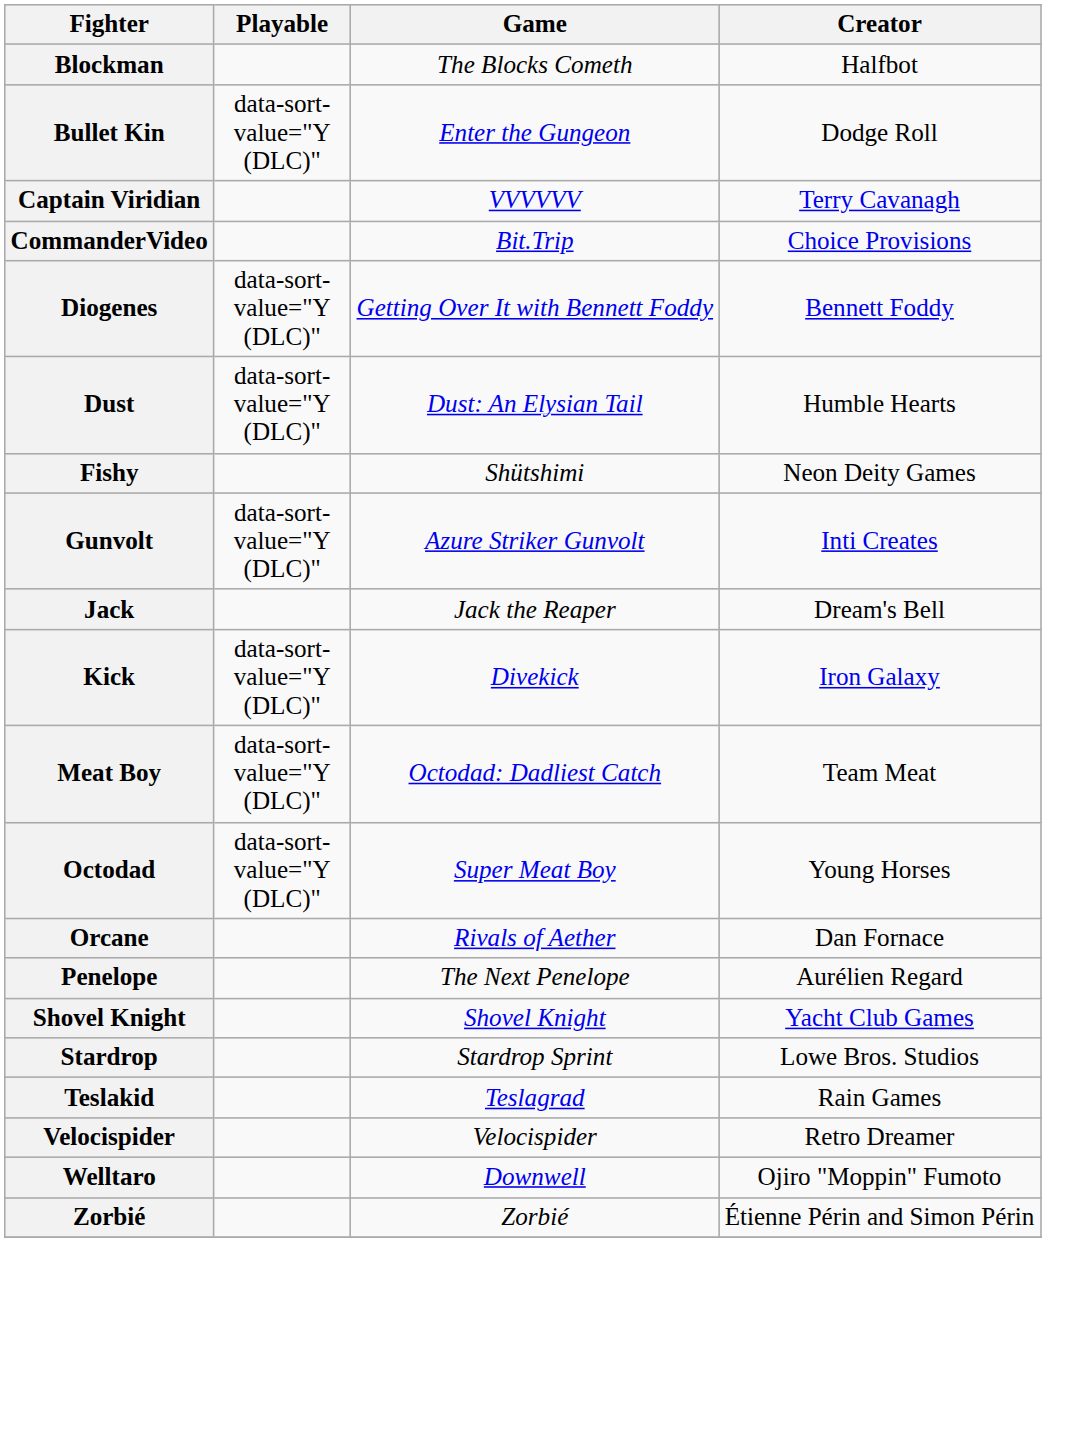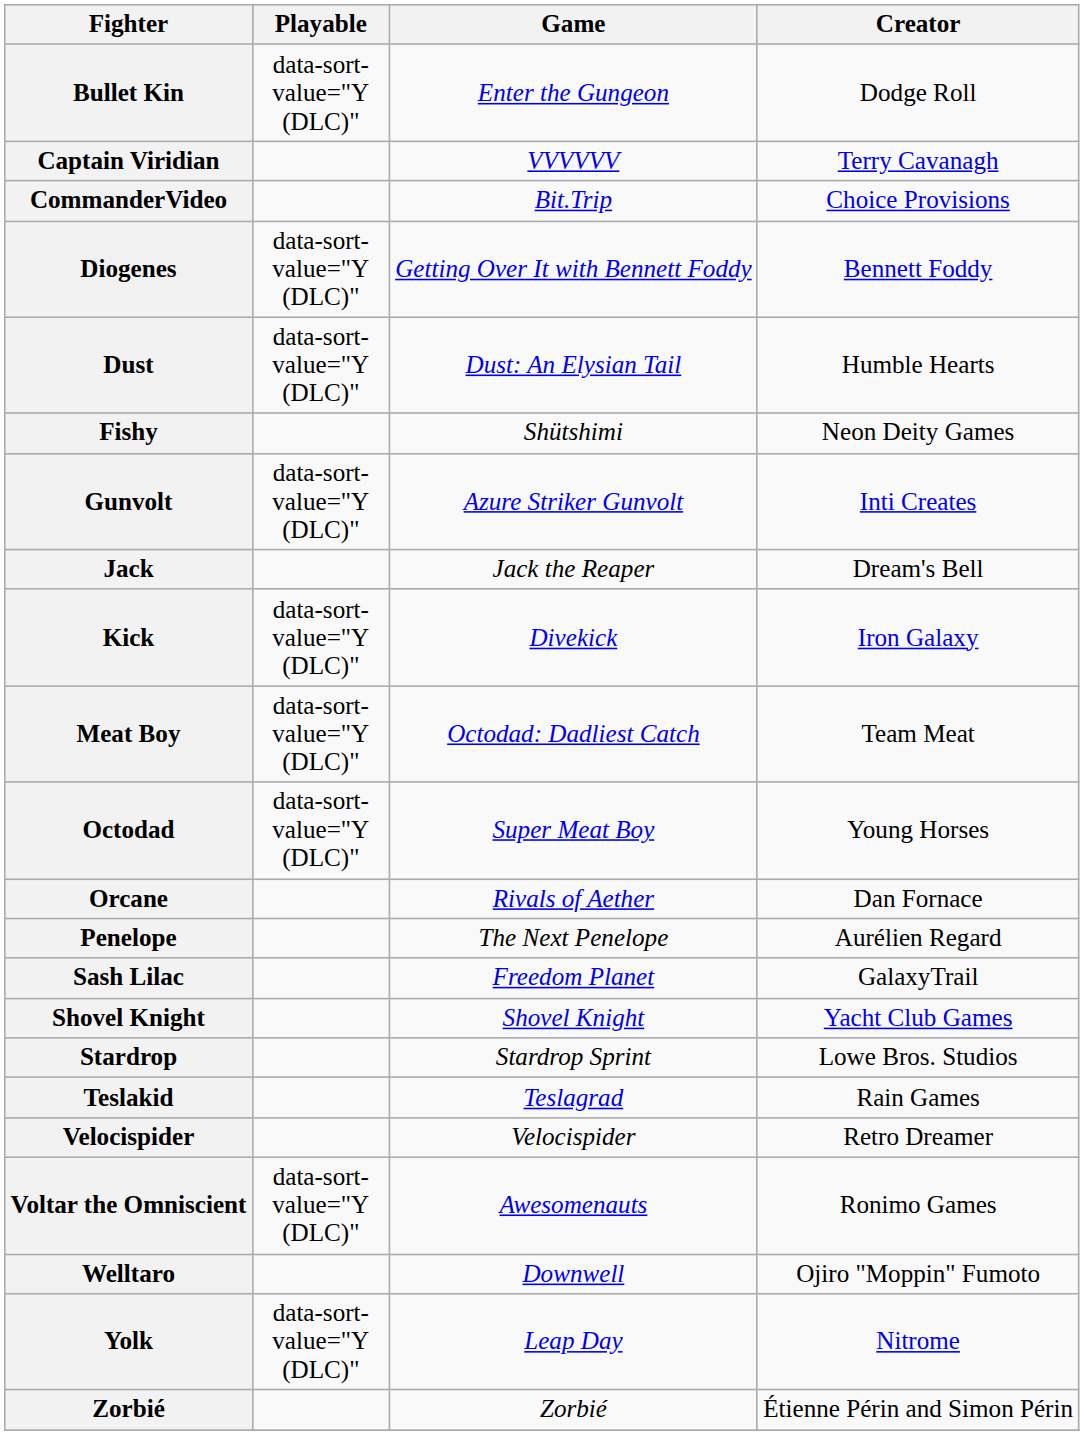- row: (109, 64)
+ row: (128, 977)
+ row: (128, 1205)
+ row: (128, 1341)
